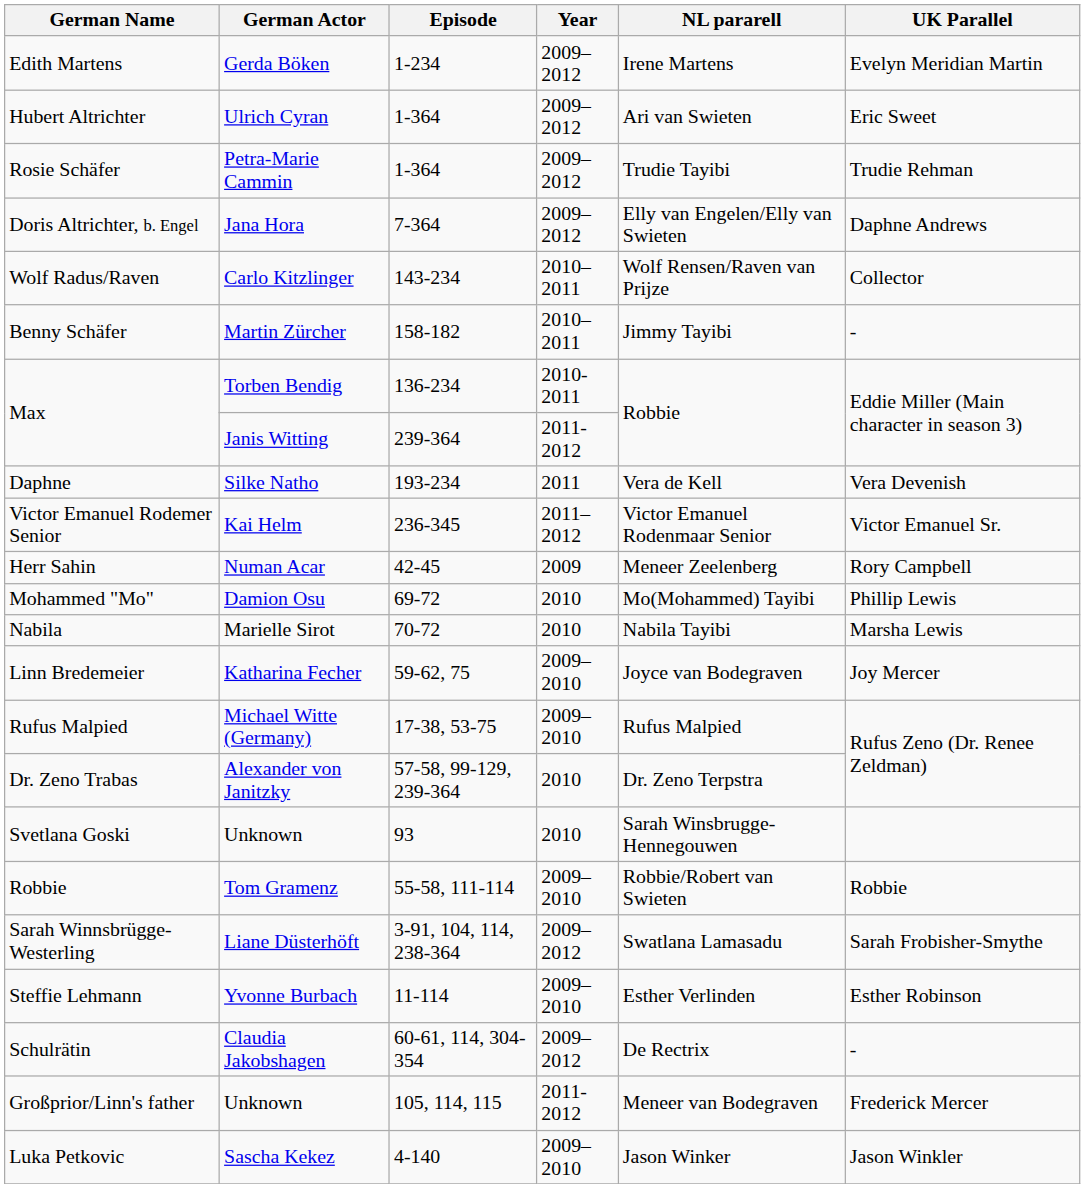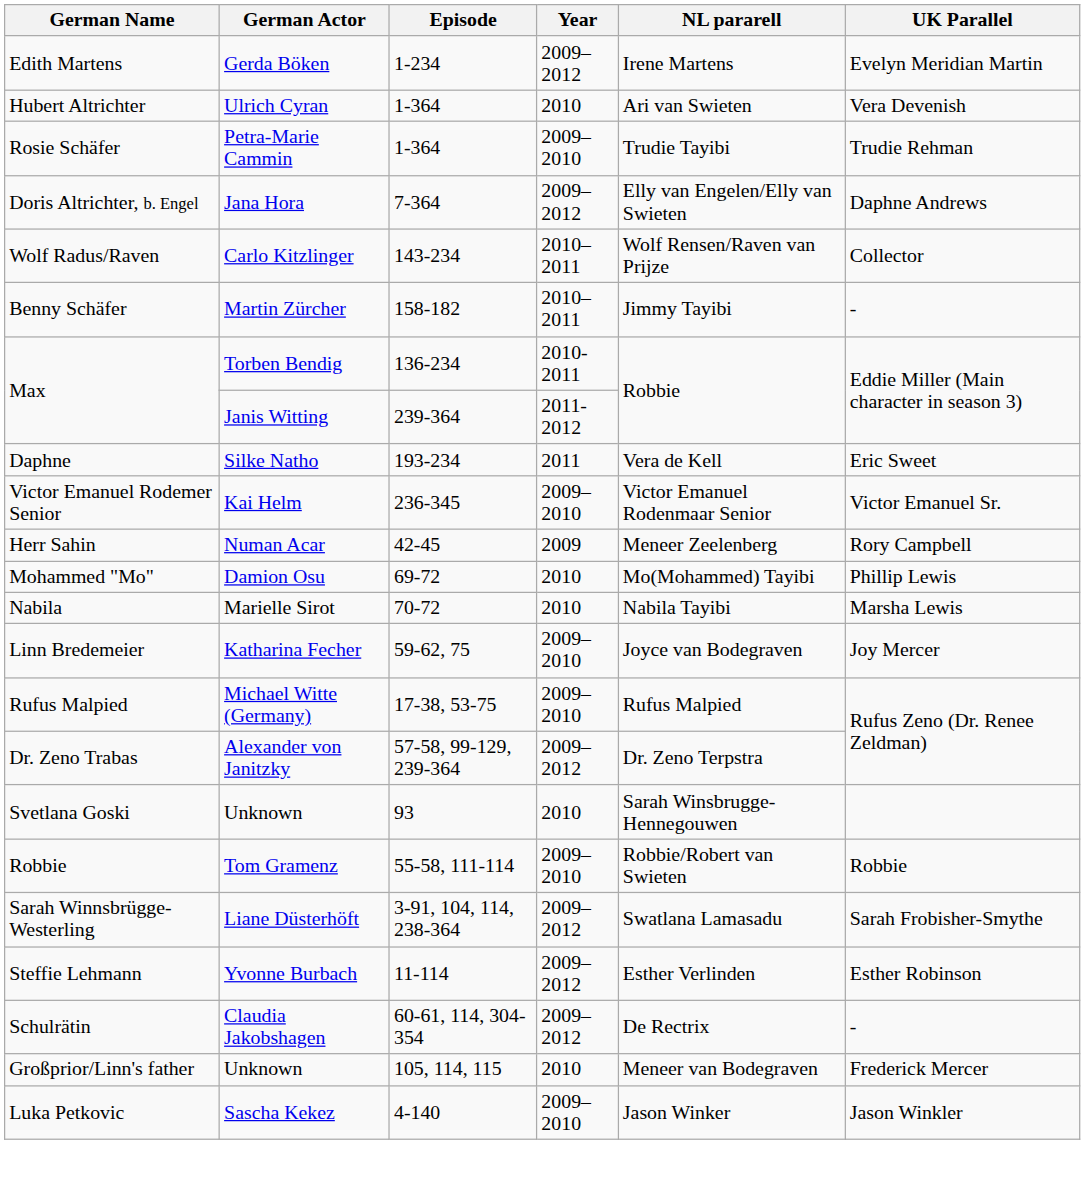(566, 116) 2009–2012 -> (561, 105) 2010
(893, 116) Eric Sweet -> (908, 105) Vera Devenish
(566, 170) 2009–2012 -> (566, 148) 2009–2010
(908, 481) Vera Devenish -> (893, 459) Eric Sweet
(566, 524) 2011–2012 -> (566, 502) 2009–2010
(561, 780) 2010 -> (566, 758) 2009–2012
(566, 995) 2009–2010 -> (566, 973) 2009–2012
(564, 1103) 2011-2012 -> (561, 1069) 2010
